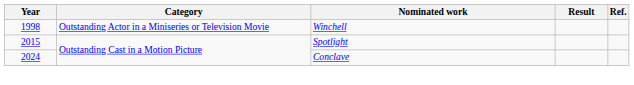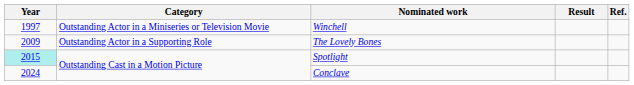(31, 27) 1998 -> (31, 27) 1997
+ row: (347, 42)
(31, 42) no background -> (31, 57) paleturquoise background
